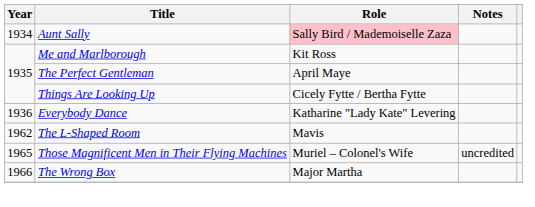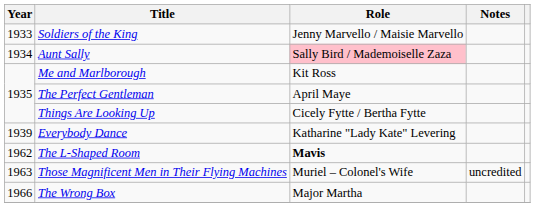+ row: (88, 34)
(20, 113) 1936 -> (20, 133) 1939
(308, 133) normal -> (309, 152) bold
(20, 152) 1965 -> (20, 172) 1963
